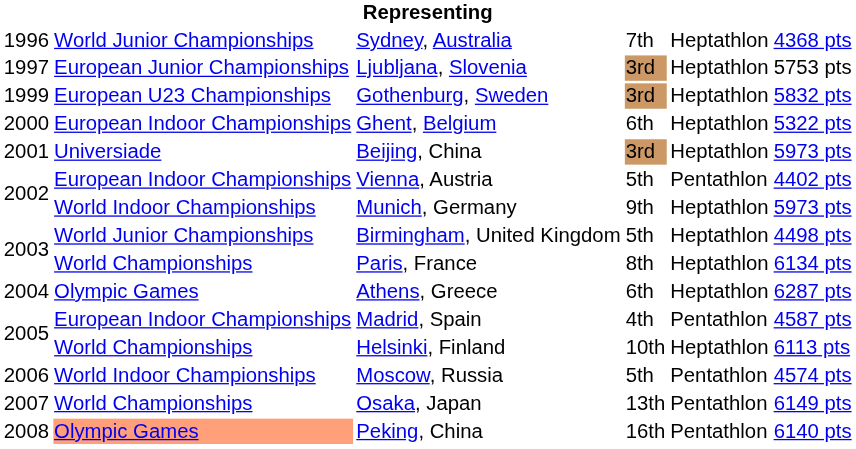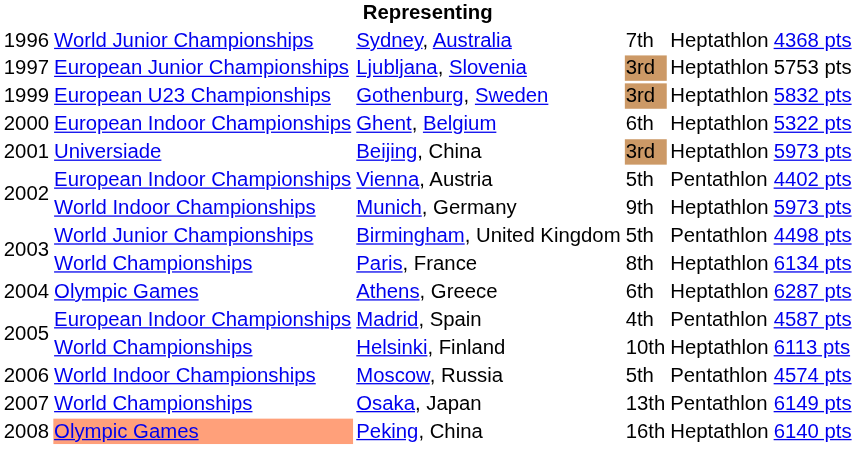(719, 235) Heptathlon -> (719, 235) Pentathlon
(719, 431) Pentathlon -> (719, 431) Heptathlon
